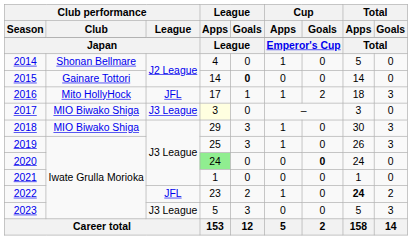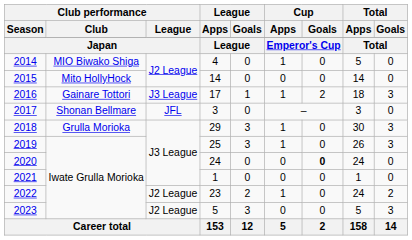(96, 62) Shonan Bellmare -> (96, 62) MIO Biwako Shiga
(96, 78) Gainare Tottori -> (96, 78) Mito HollyHock
(247, 78) bold -> (247, 78) normal
(96, 95) Mito HollyHock -> (96, 95) Gainare Tottori
(173, 95) JFL -> (173, 95) J3 League
(96, 111) MIO Biwako Shiga -> (96, 111) Shonan Bellmare
(173, 111) J3 League -> (173, 111) JFL
(215, 111) lightyellow background -> (215, 111) no background
(96, 128) MIO Biwako Shiga -> (96, 128) Grulla Morioka
(215, 161) lightgreen background -> (215, 161) no background
(173, 194) JFL -> (173, 194) J2 League
(358, 194) bold -> (358, 194) normal
(173, 210) J3 League -> (173, 210) J2 League
